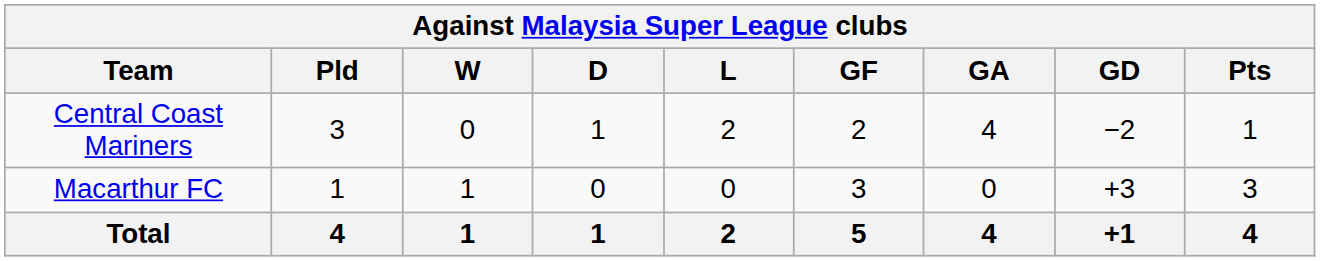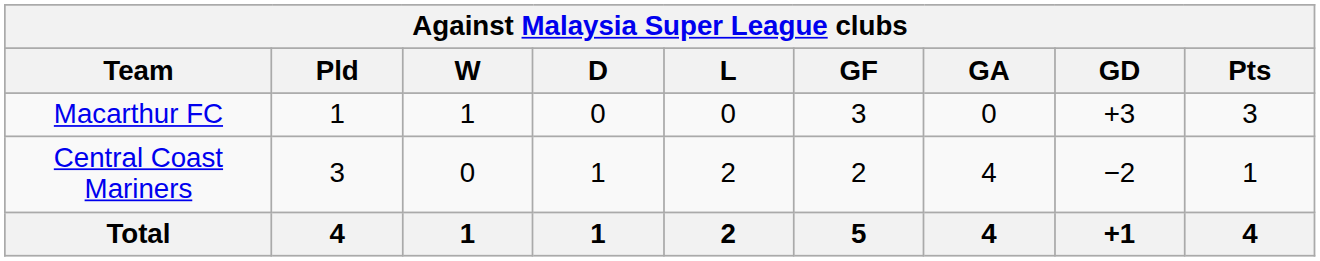rows swapped: (138, 189) <-> (138, 129)
